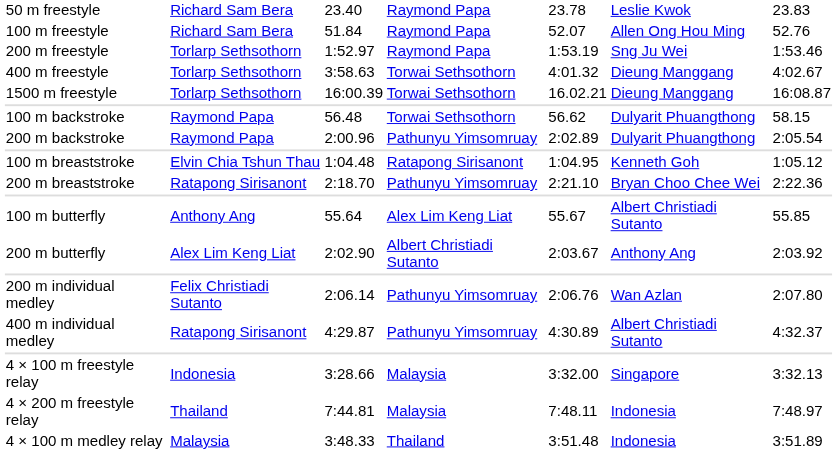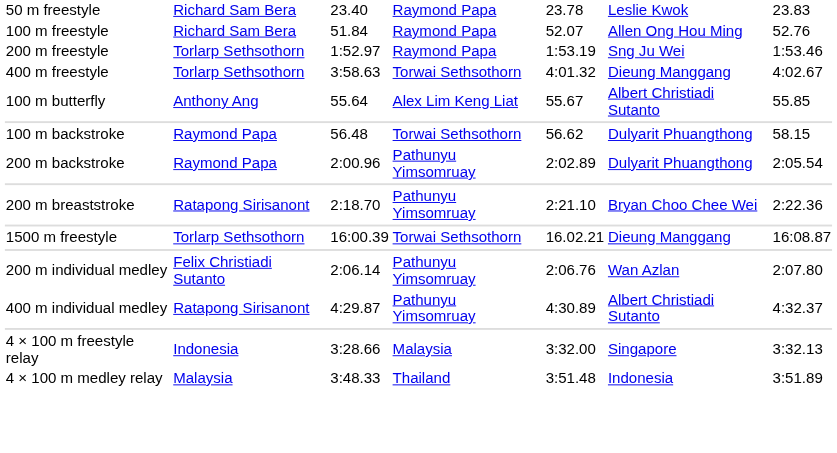rows swapped: (61, 93) <-> (56, 216)
- row: (70, 162)
- row: (56, 253)
- row: (70, 411)
